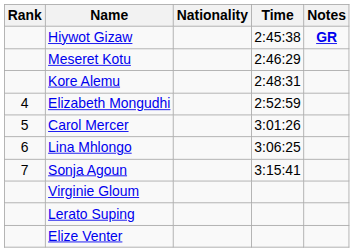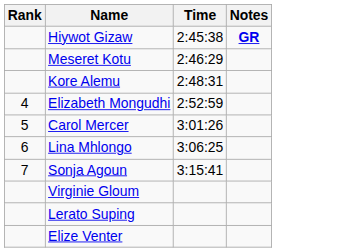- column: (212, 15)
